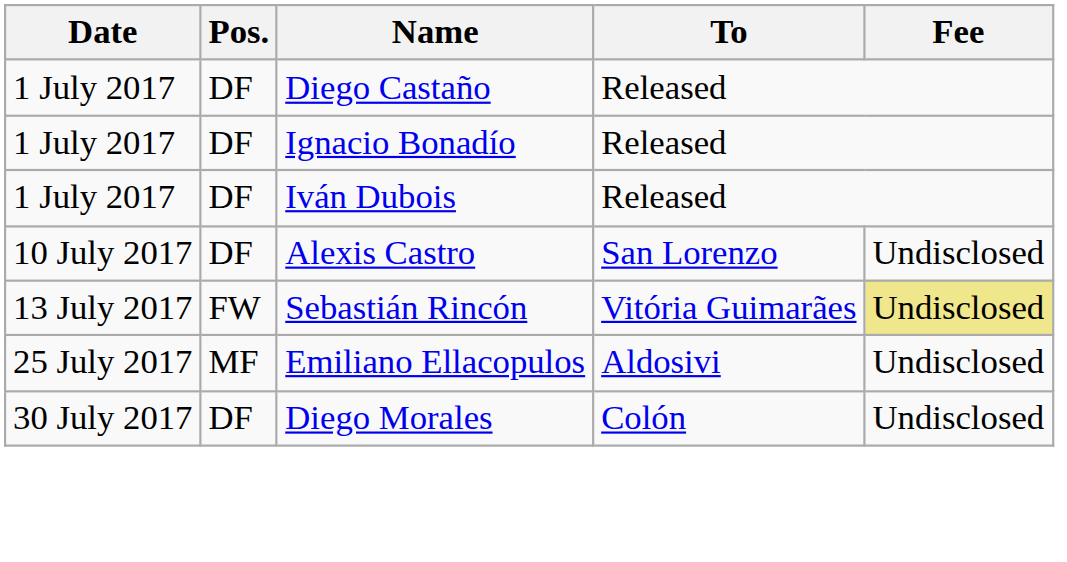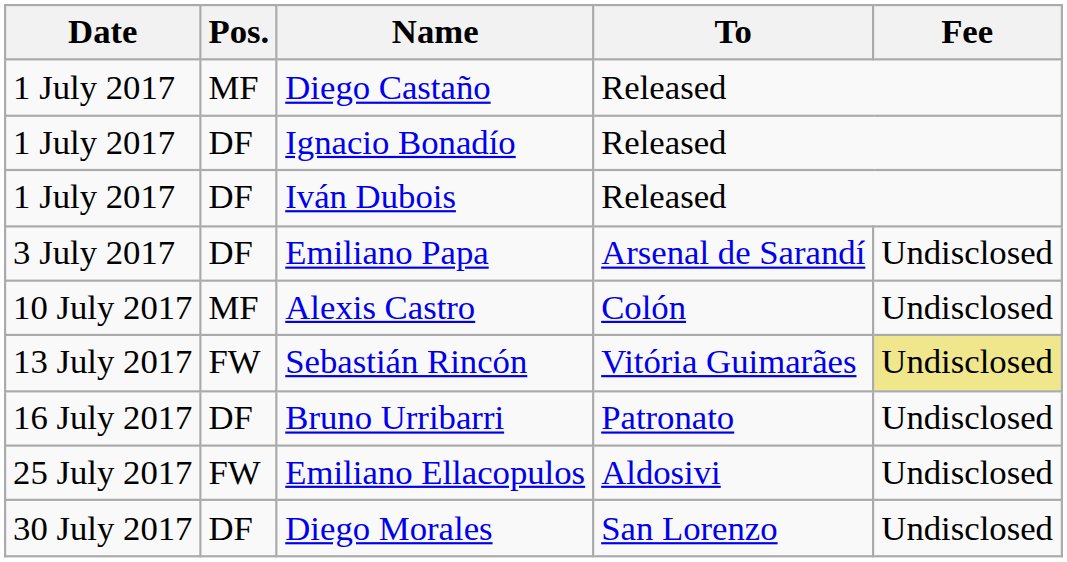(231, 87) DF -> (234, 87) MF
+ row: (387, 252)
(231, 252) DF -> (234, 307) MF
(689, 252) San Lorenzo -> (644, 307) Colón
+ row: (395, 417)
(234, 362) MF -> (235, 472) FW
(644, 417) Colón -> (689, 527) San Lorenzo
